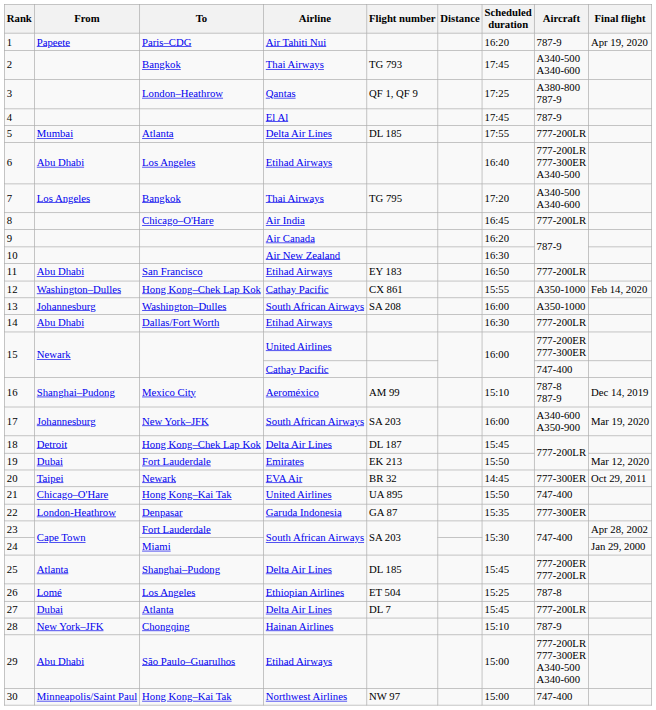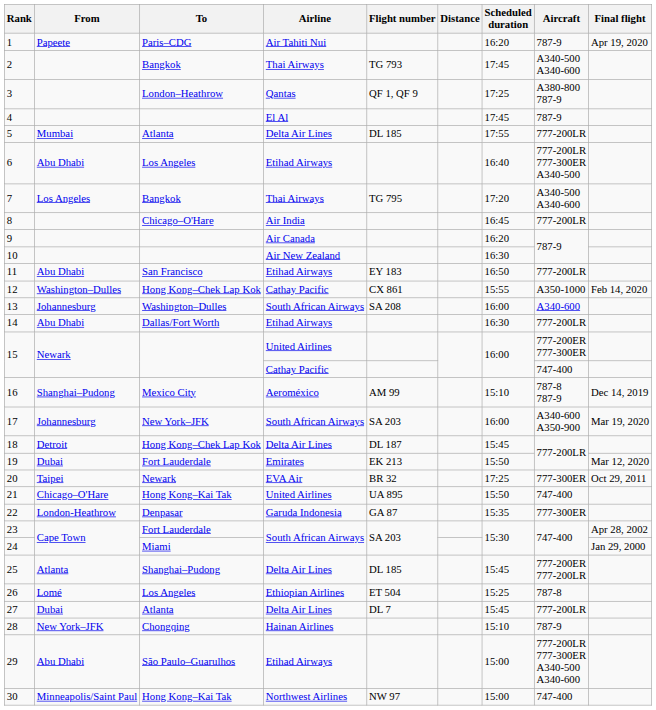(561, 306) A350-1000 -> (558, 306) A340-600
(497, 478) 14:45 -> (497, 478) 17:25
